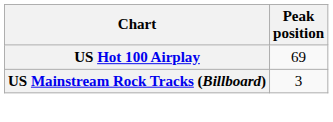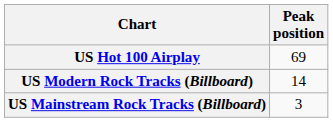+ row: (137, 81)
